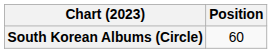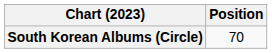(236, 37) 60 -> (236, 37) 70
